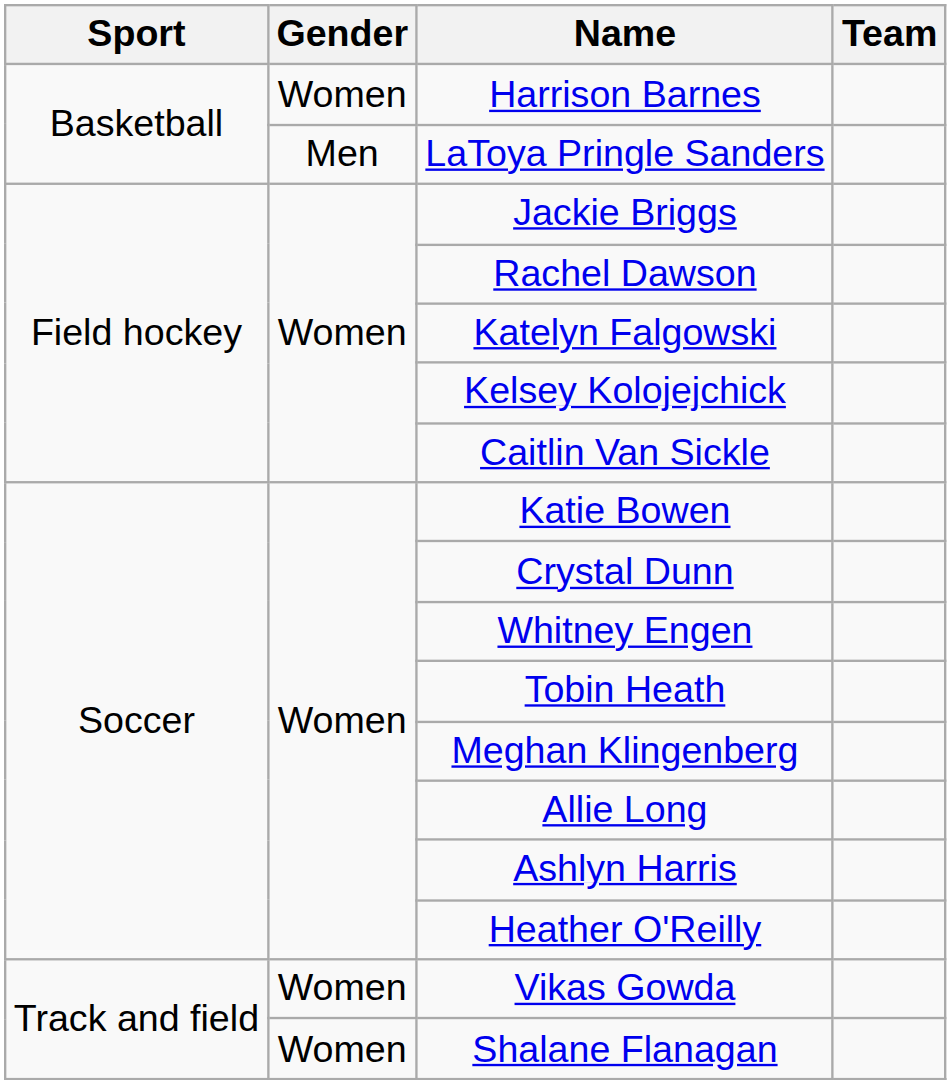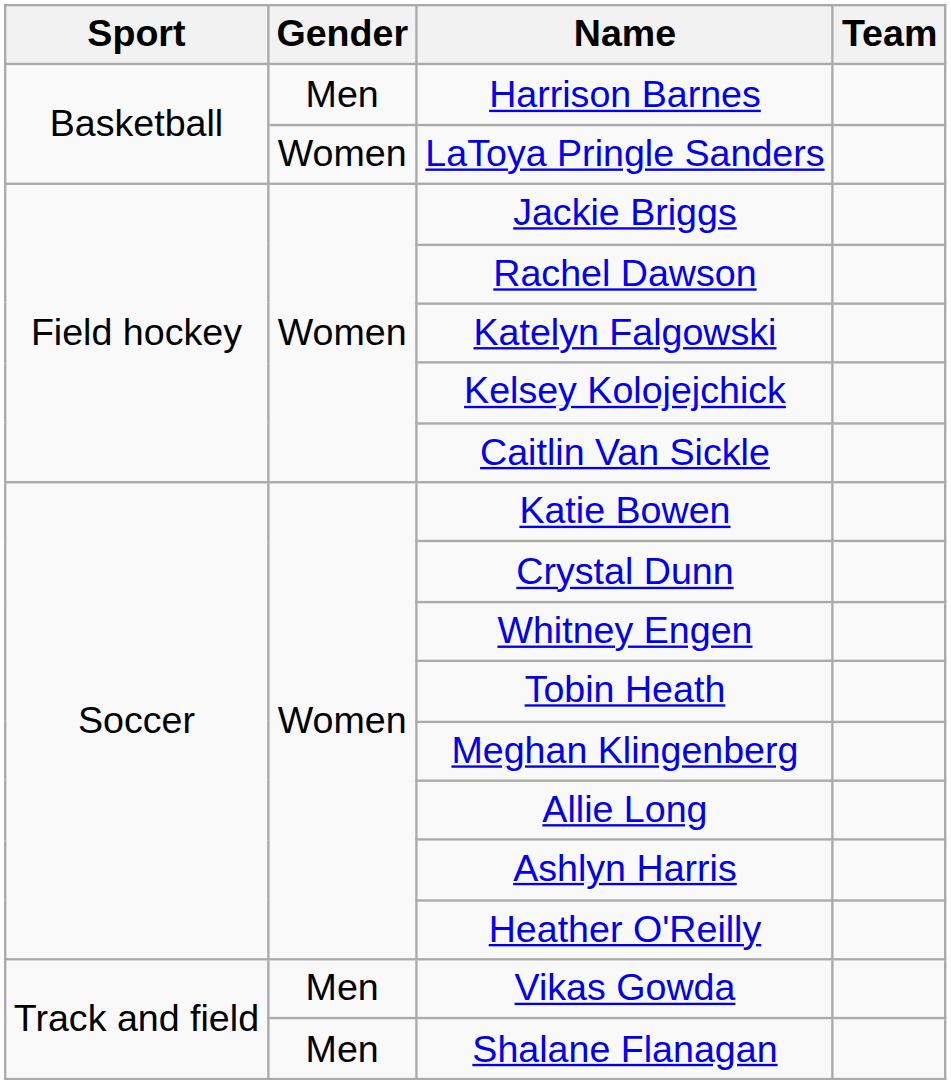(342, 93) Women -> (342, 93) Men
(342, 153) Men -> (342, 153) Women
(342, 988) Women -> (342, 988) Men
(342, 1048) Women -> (342, 1048) Men
